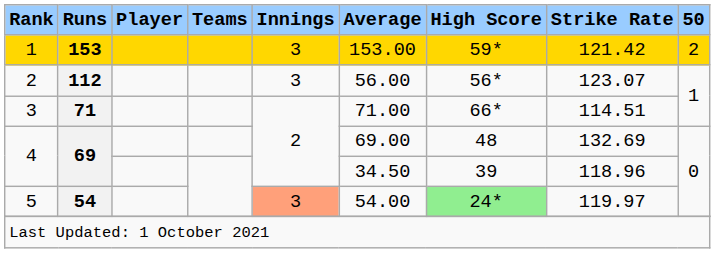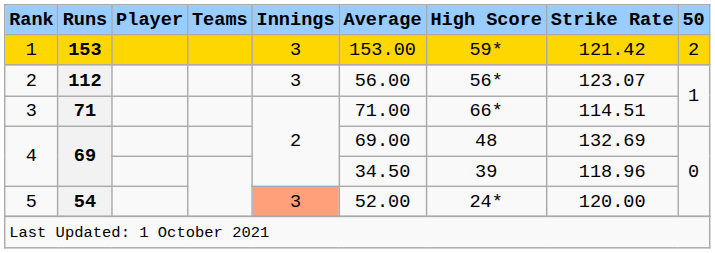(383, 202) 54.00 -> (383, 202) 52.00
(486, 202) lightgreen background -> (486, 202) no background
(612, 202) 119.97 -> (612, 202) 120.00
